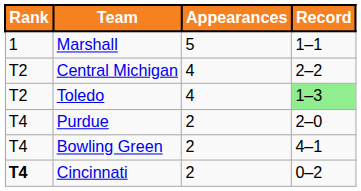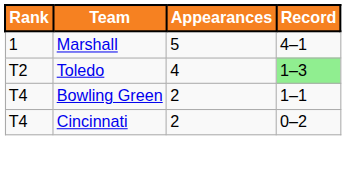(309, 44) 1–1 -> (294, 44) 4–1
- row: (117, 70)
- row: (83, 121)
(309, 147) 4–1 -> (294, 96) 1–1
(18, 173) bold -> (18, 121) normal
